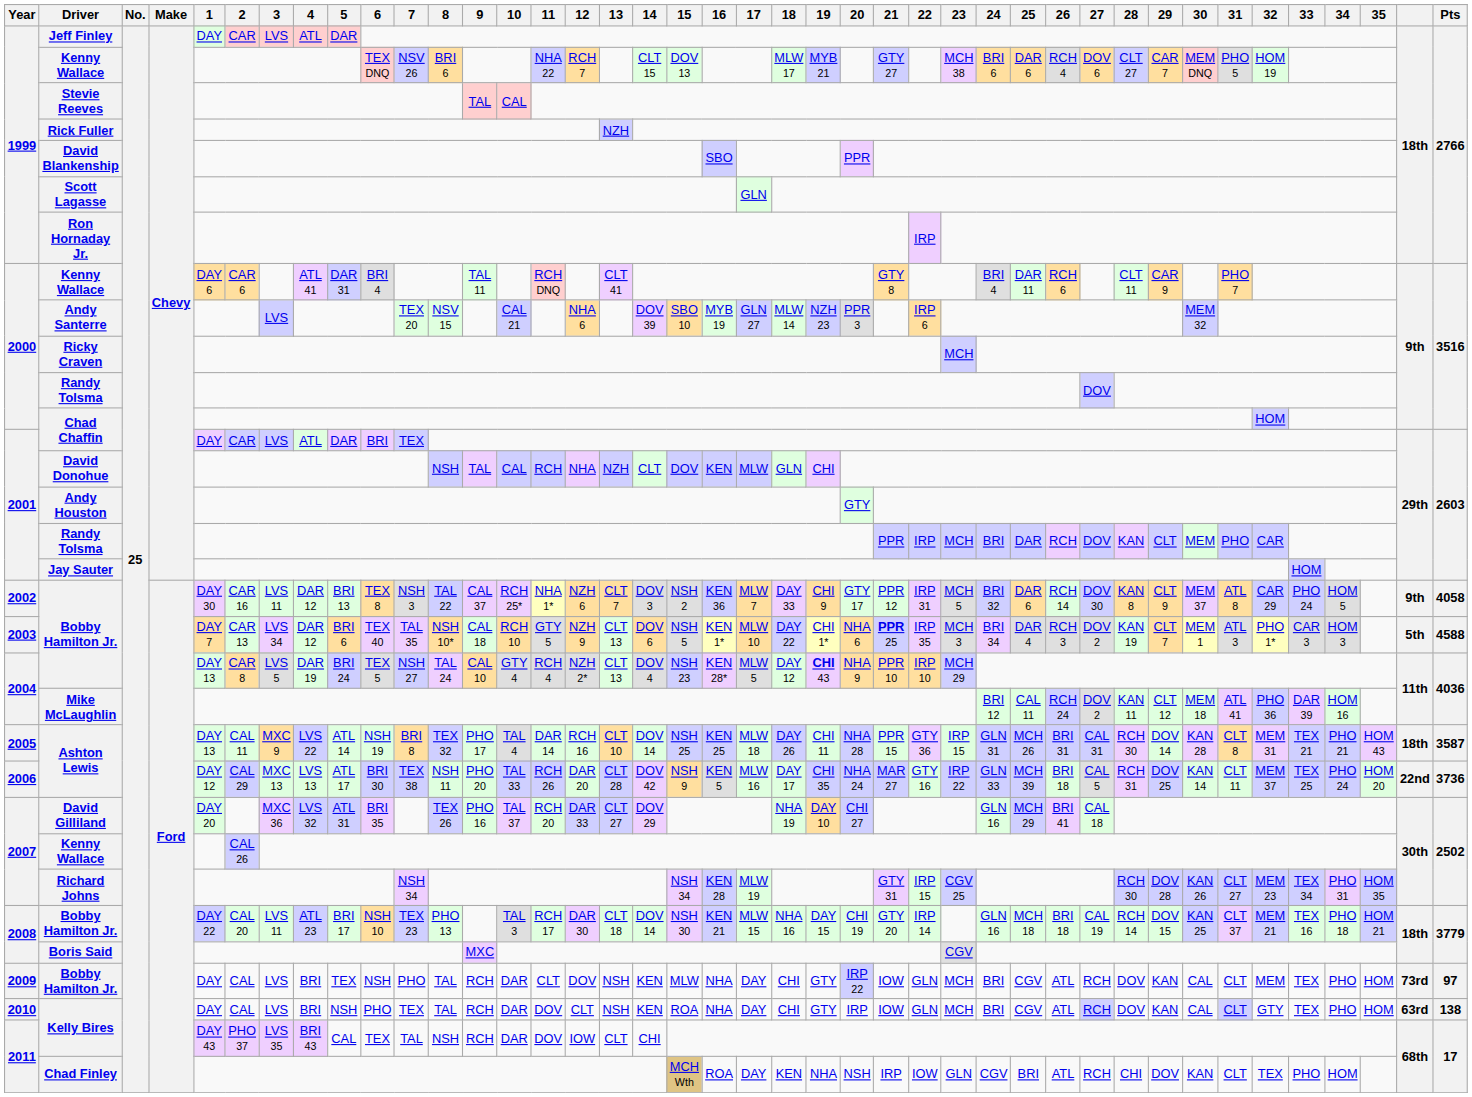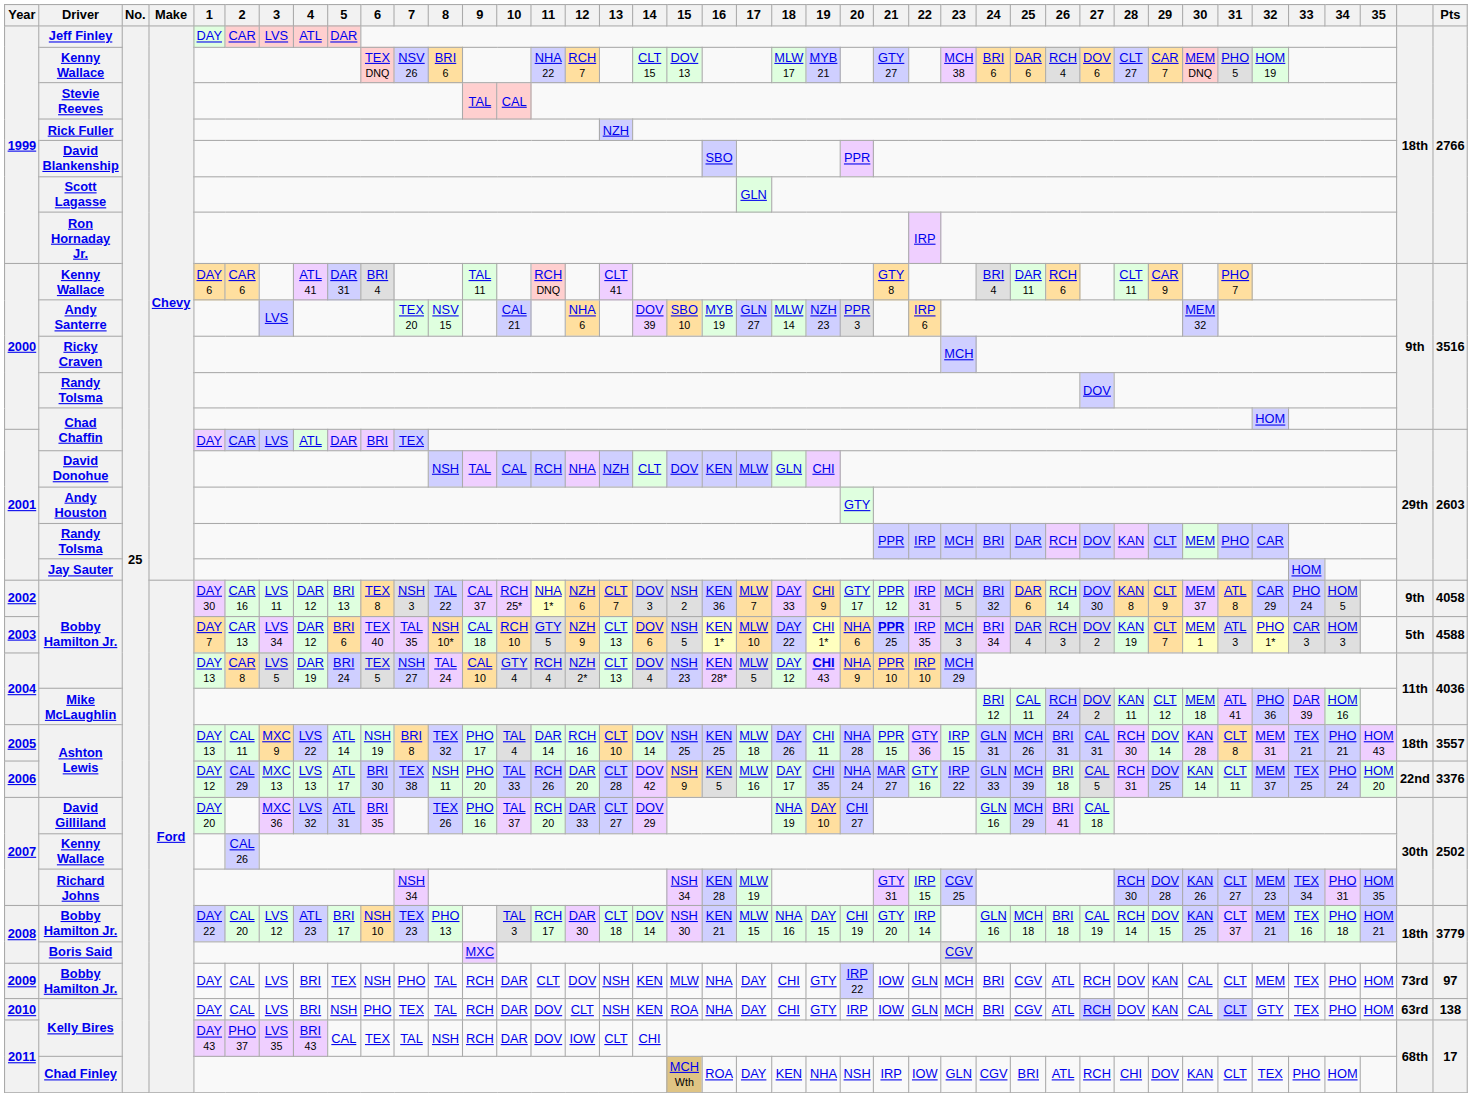(1450, 743) 3587 -> (1450, 743) 3557
(1450, 779) 3736 -> (1450, 779) 3376
(276, 923) LVS 11 -> (276, 923) LVS 12
